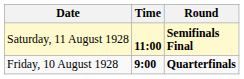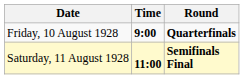rows swapped: (63, 64) <-> (68, 39)
